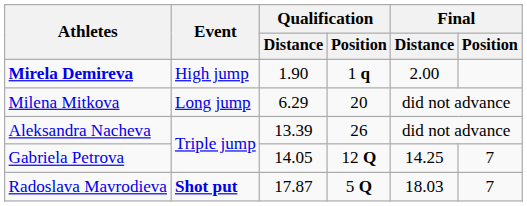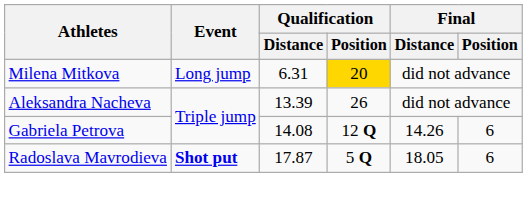- row: (71, 74)
(293, 102) 6.29 -> (293, 74) 6.31
(359, 102) no background -> (359, 74) gold background
(293, 158) 14.05 -> (293, 130) 14.08
(424, 158) 14.25 -> (424, 130) 14.26
(490, 158) 7 -> (490, 130) 6
(424, 187) 18.03 -> (424, 158) 18.05
(490, 187) 7 -> (490, 158) 6
